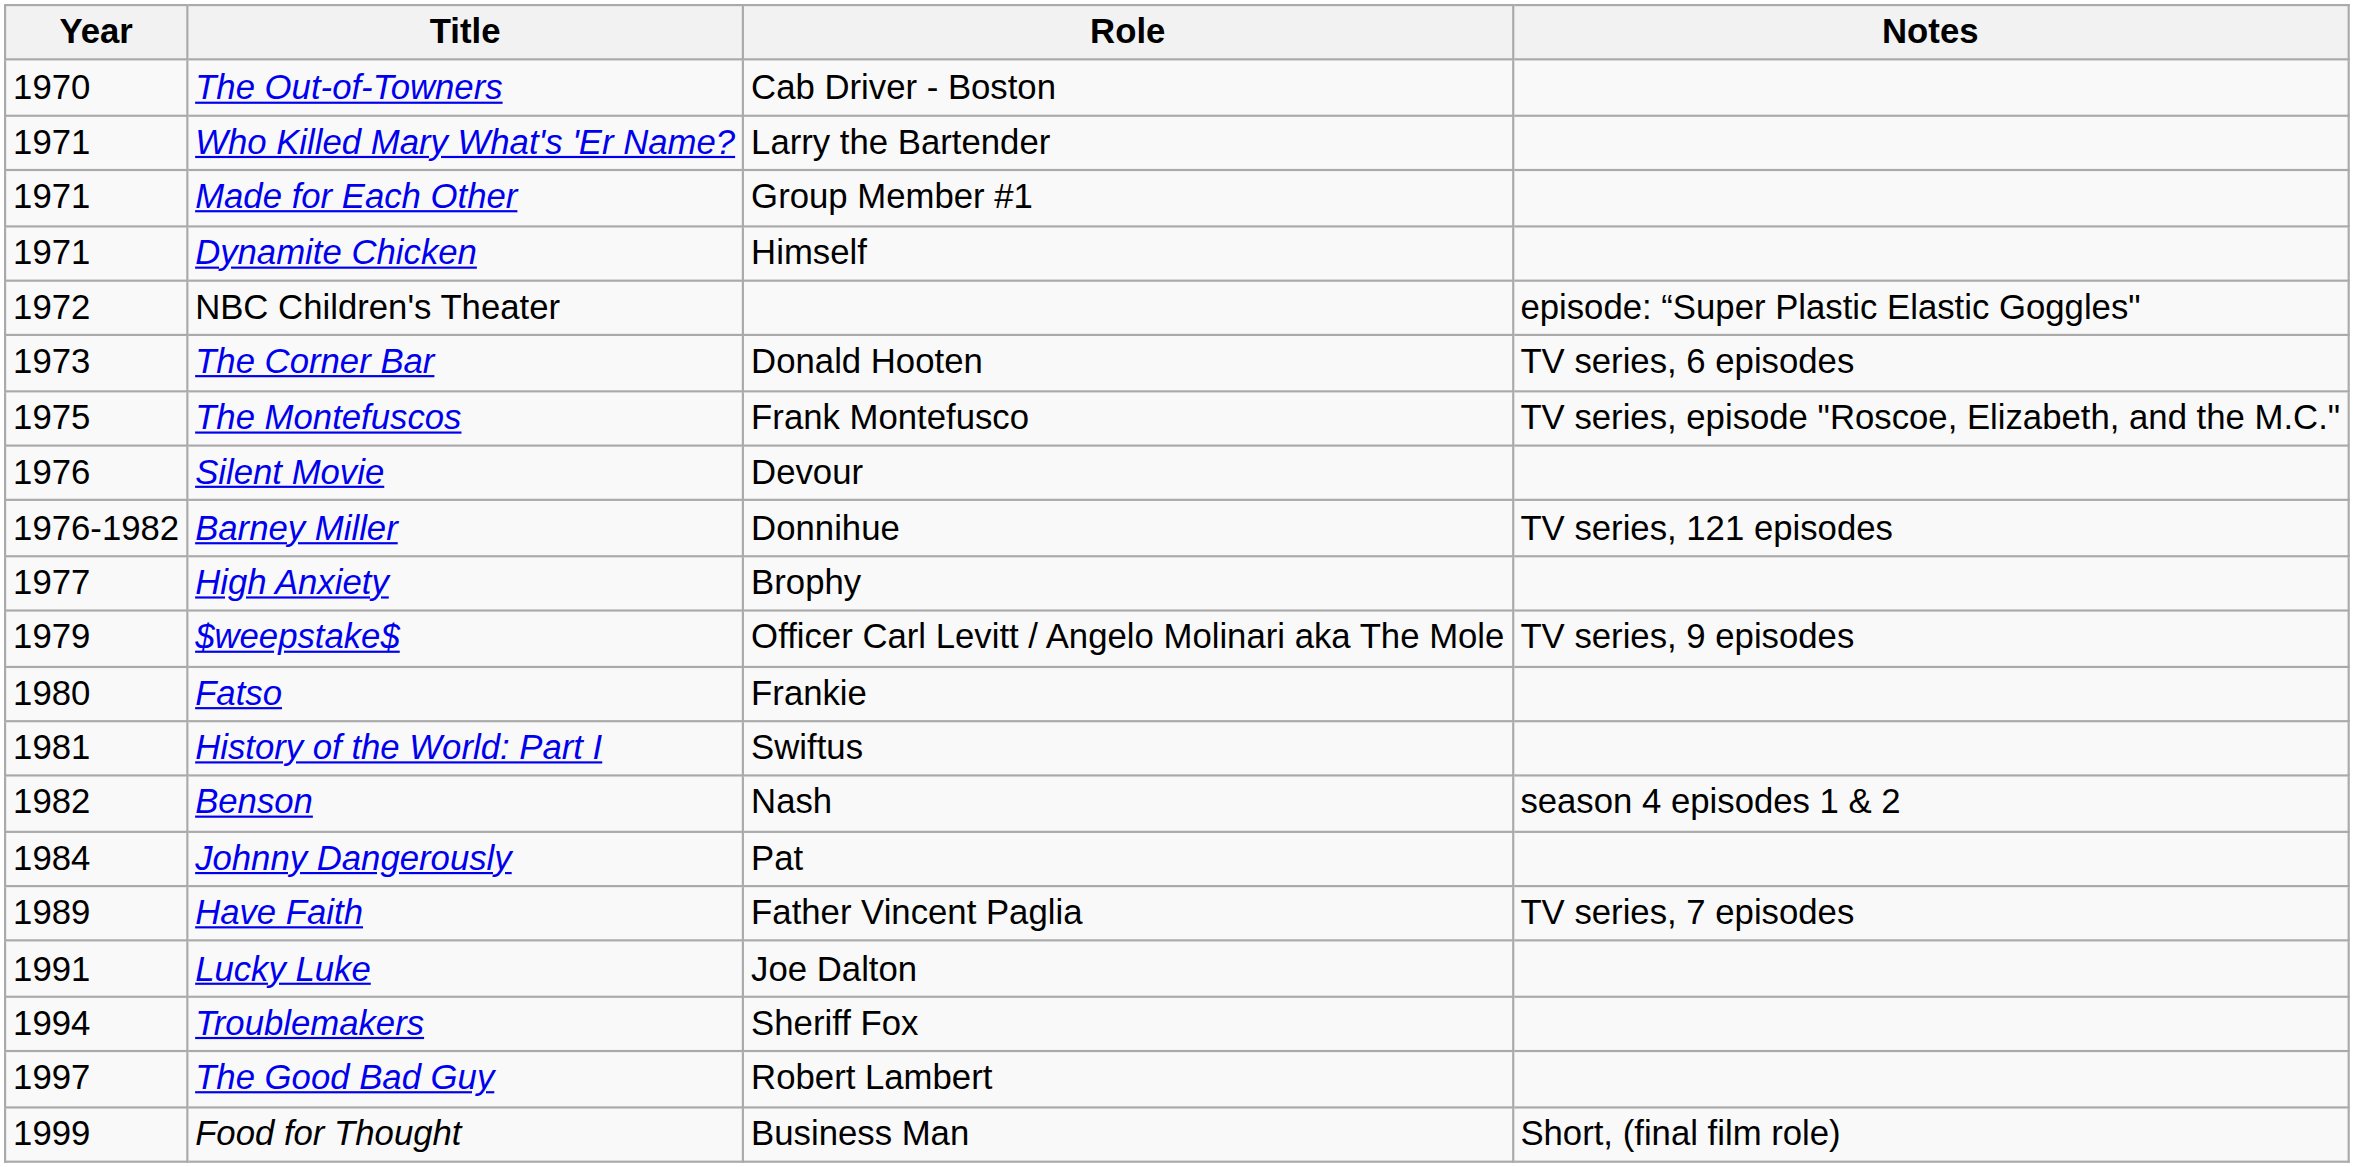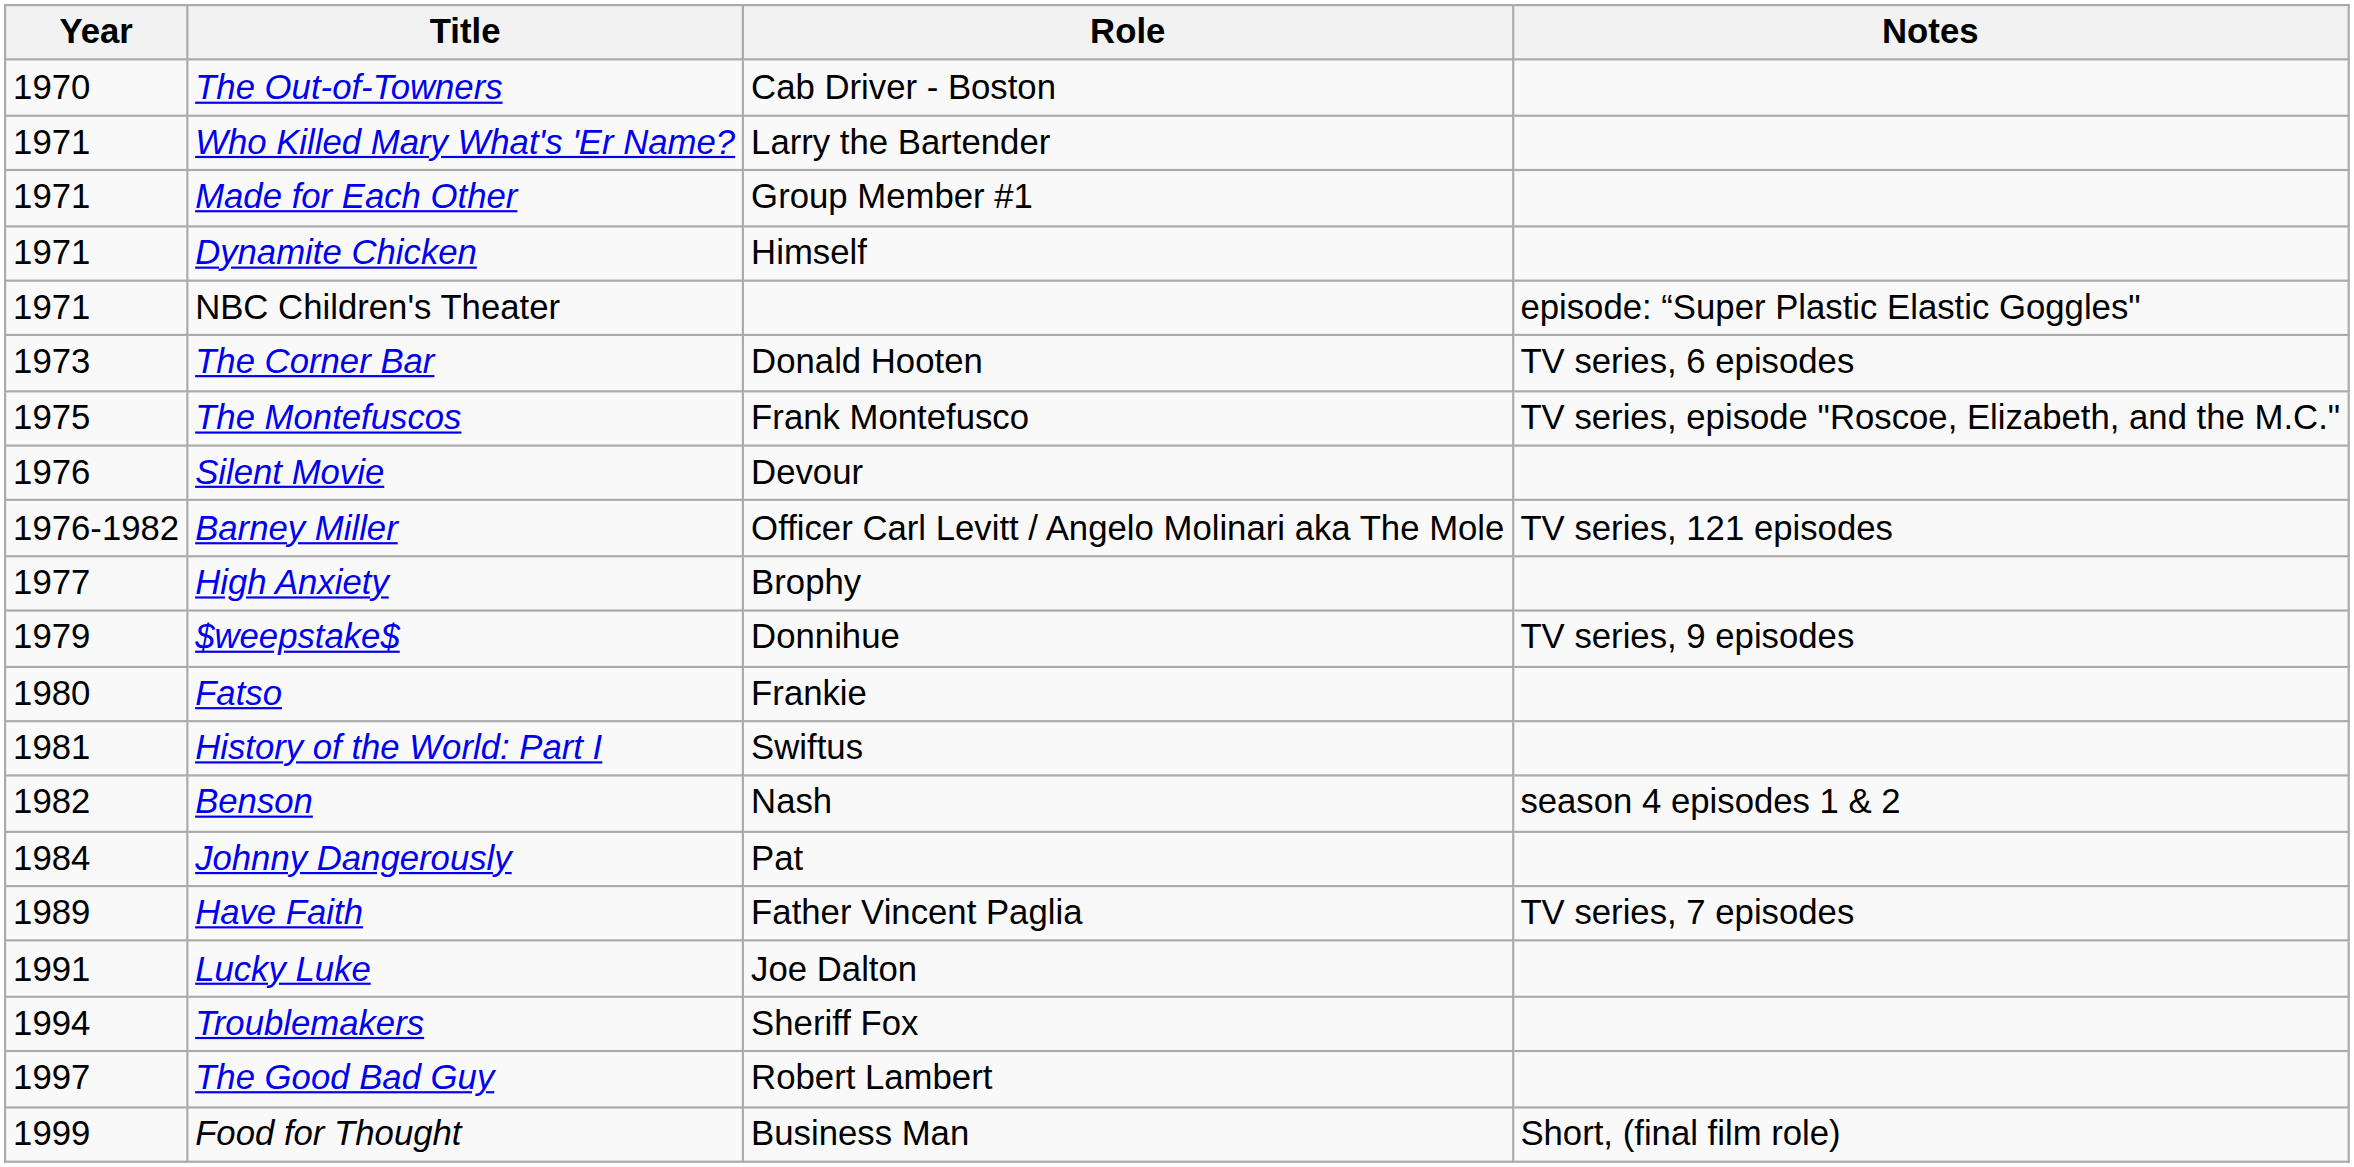(52, 307) 1972 -> (52, 307) 1971
(825, 527) Donnihue -> (1128, 527) Officer Carl Levitt / Angelo Molinari aka The Mole
(1128, 637) Officer Carl Levitt / Angelo Molinari aka The Mole -> (825, 637) Donnihue
